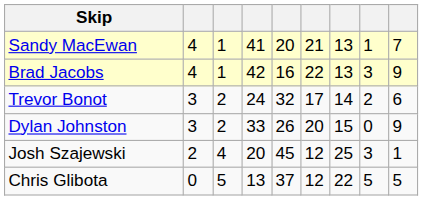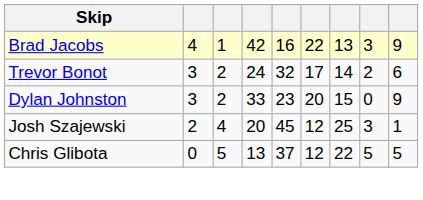- row: (73, 45)
(285, 126) 26 -> (285, 99) 23
